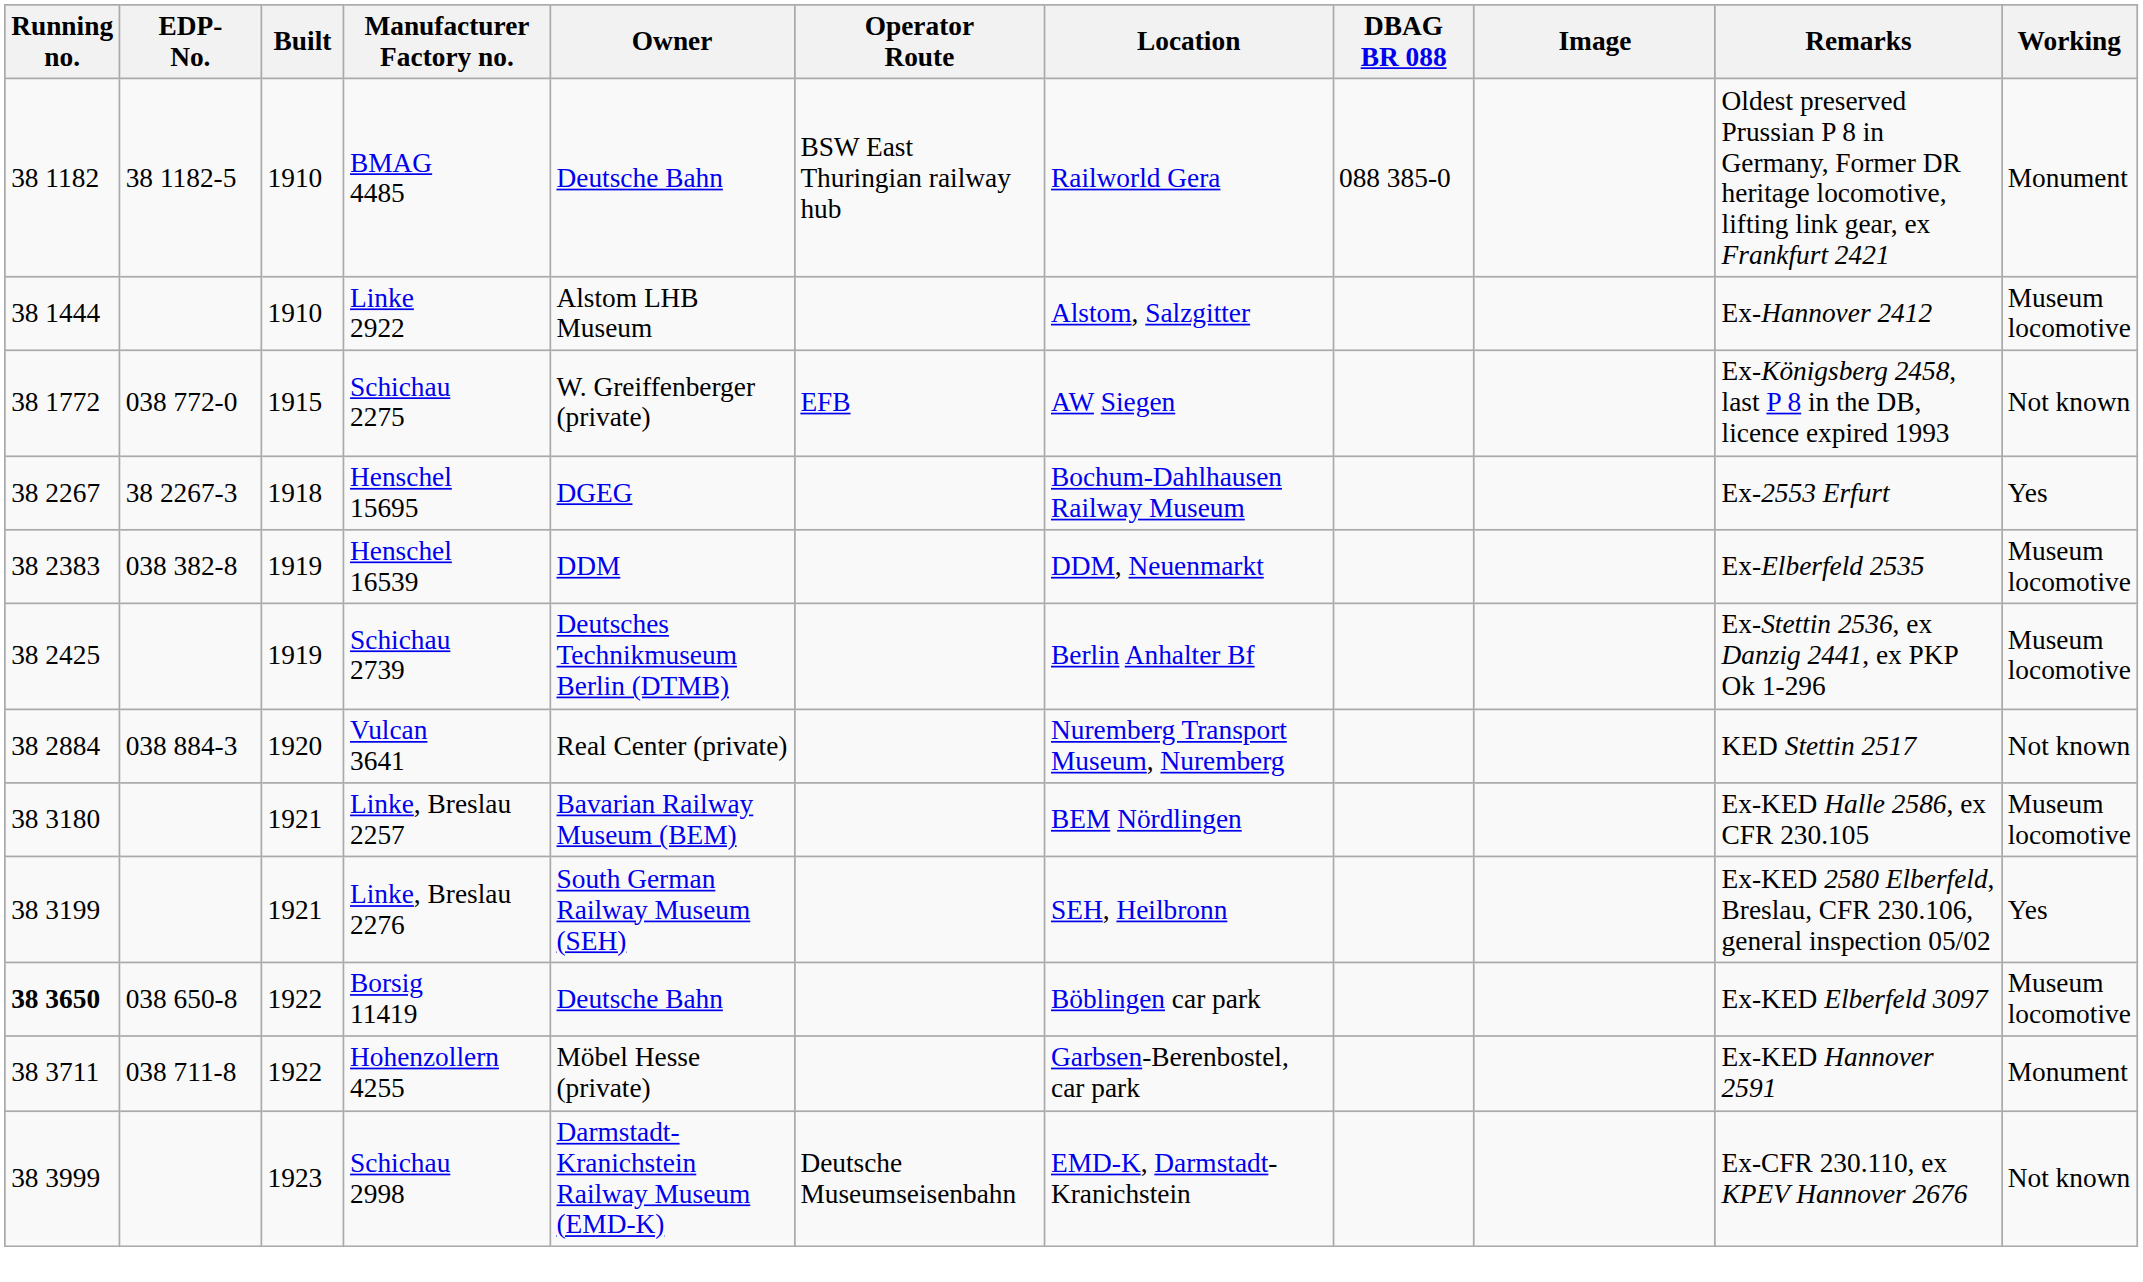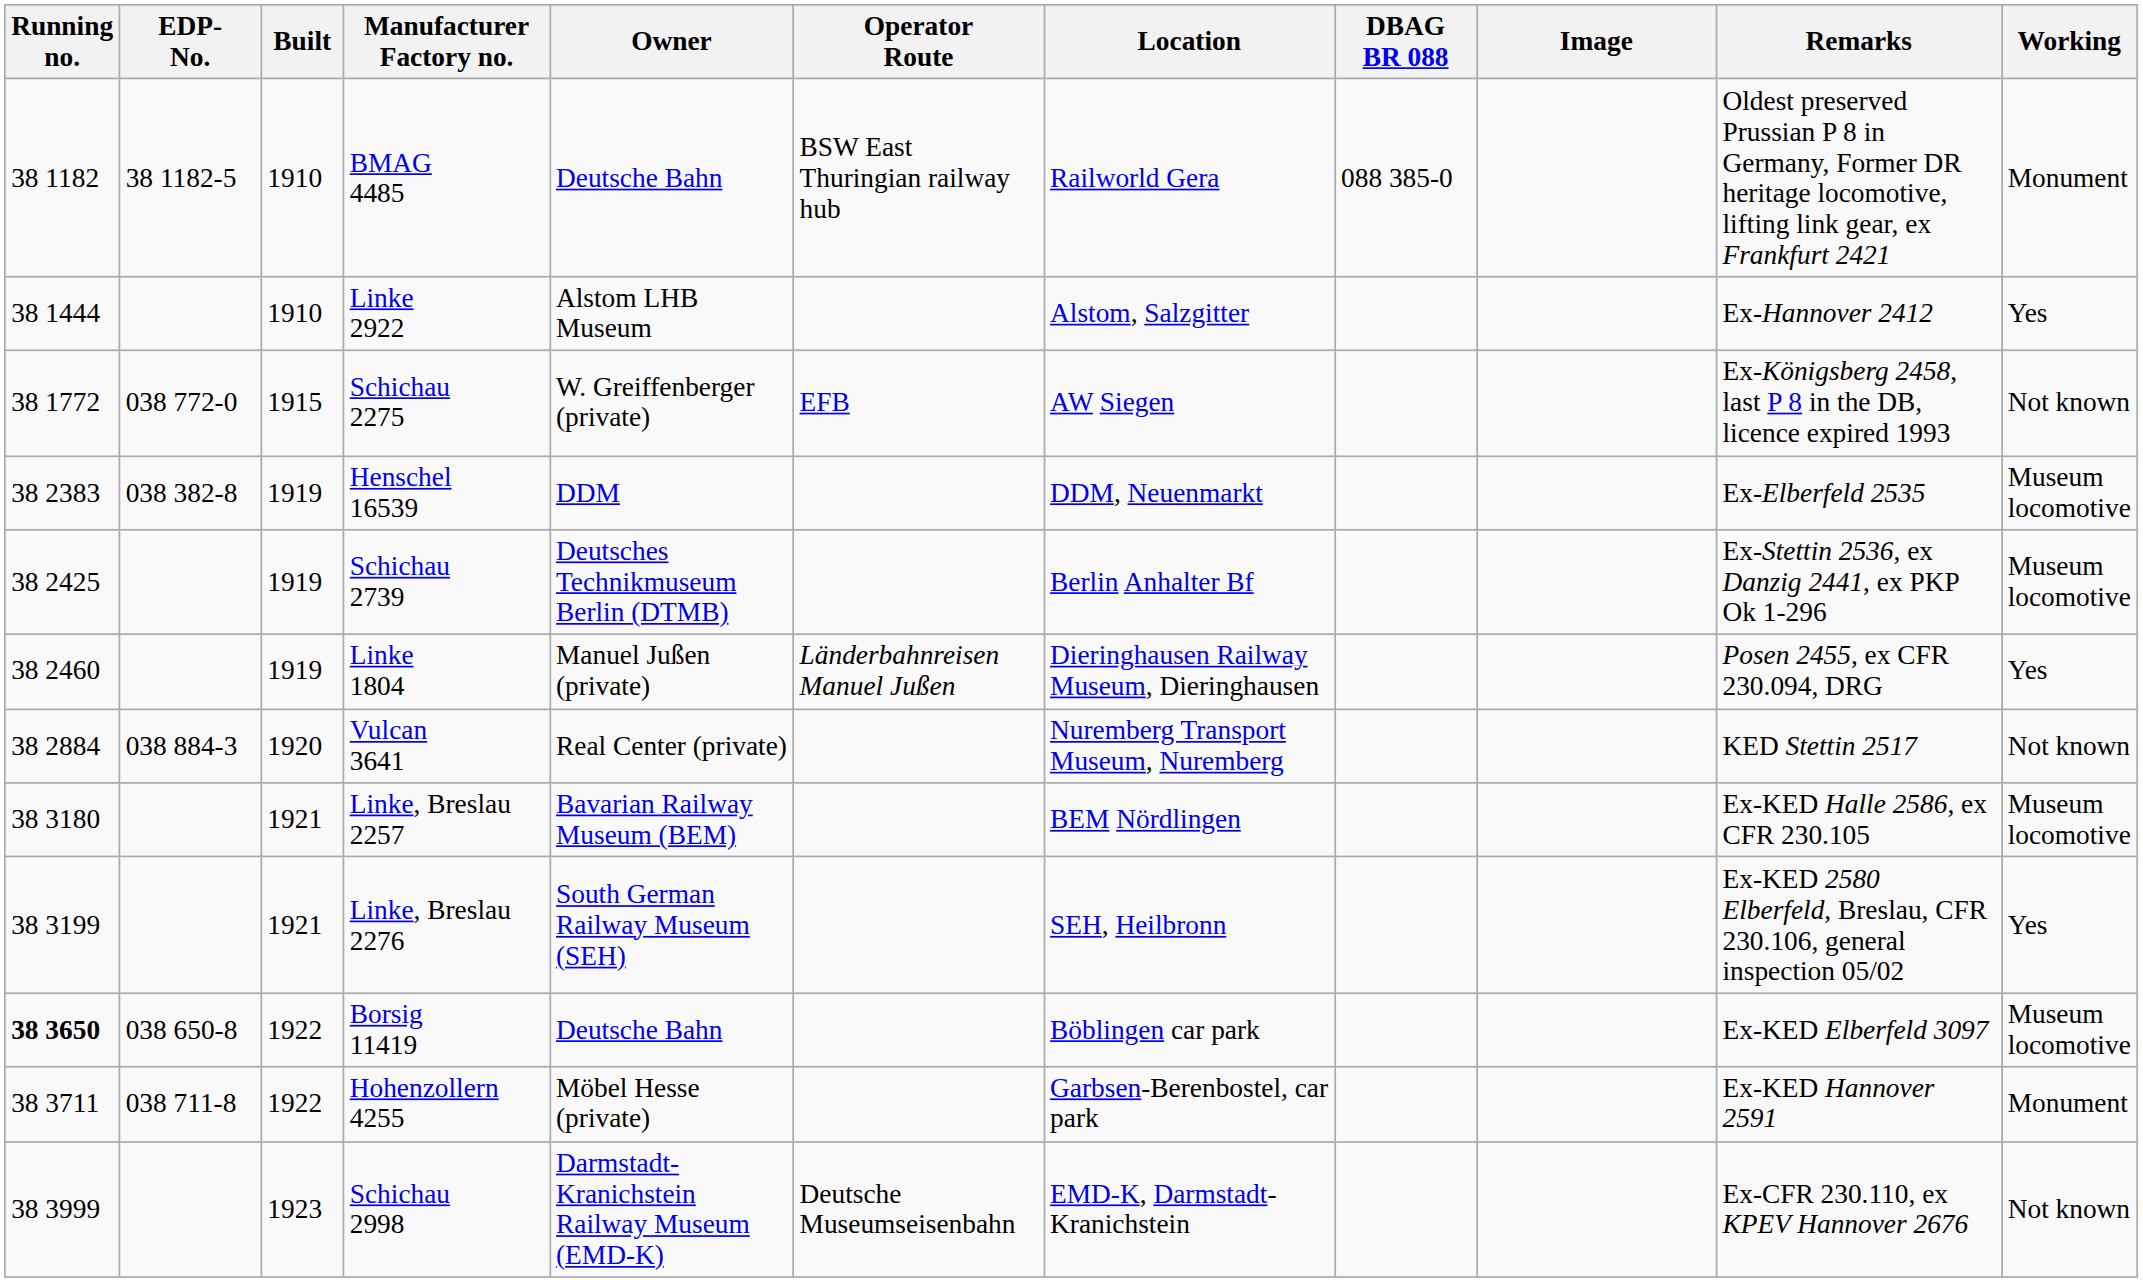(2069, 313) Museum locomotive -> (2028, 313) Yes
- row: (401, 492)
+ row: (382, 671)
